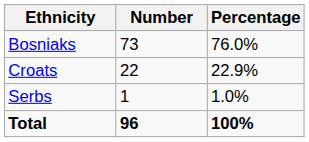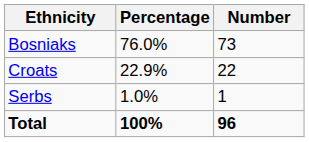columns swapped: (162, 17) <-> (256, 17)
